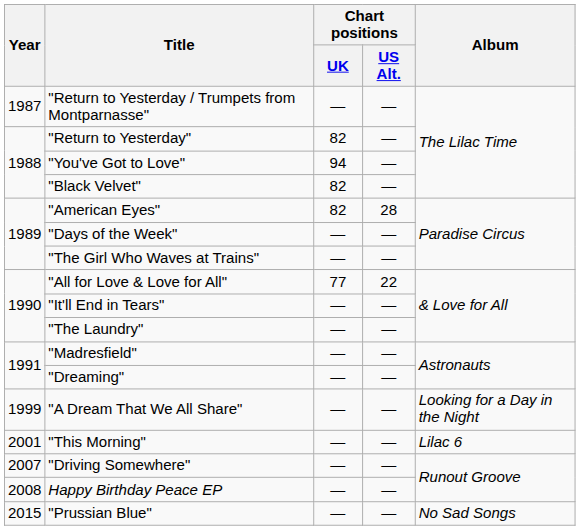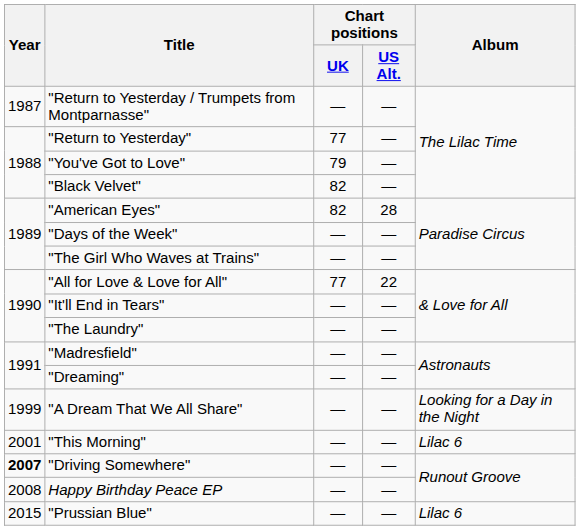(338, 138) 82 -> (338, 138) 77
(338, 162) 94 -> (338, 162) 79
(25, 465) normal -> (25, 465) bold
(467, 513) No Sad Songs -> (440, 513) Lilac 6
